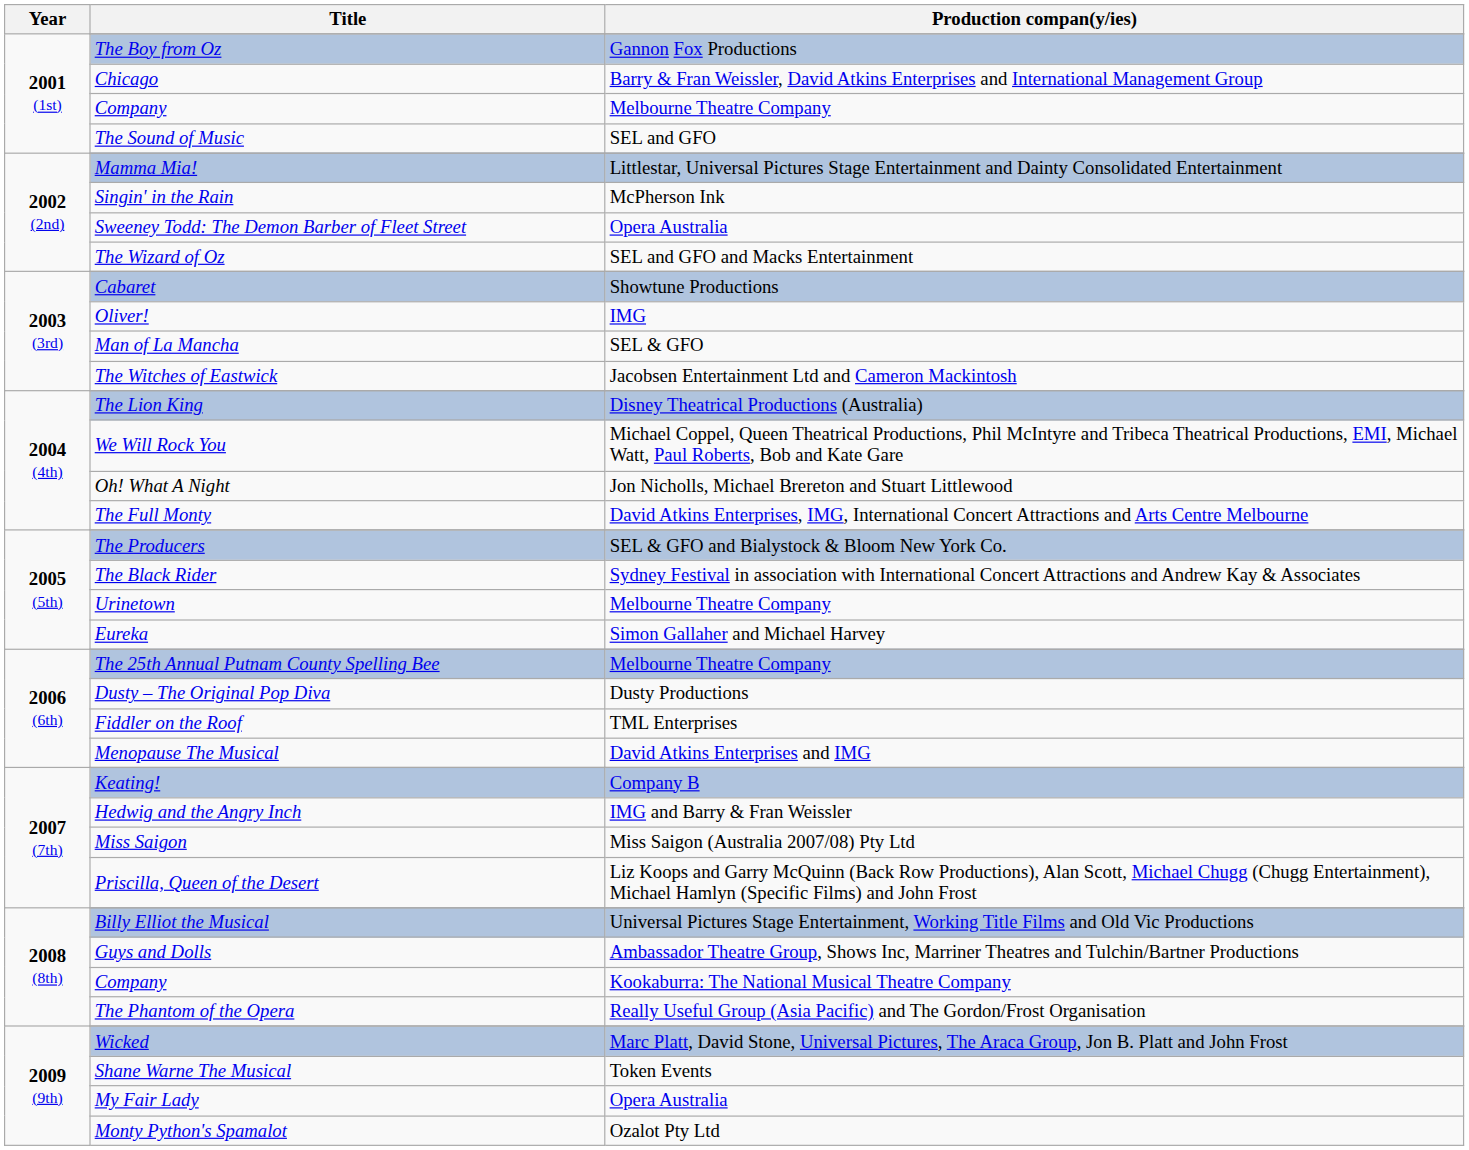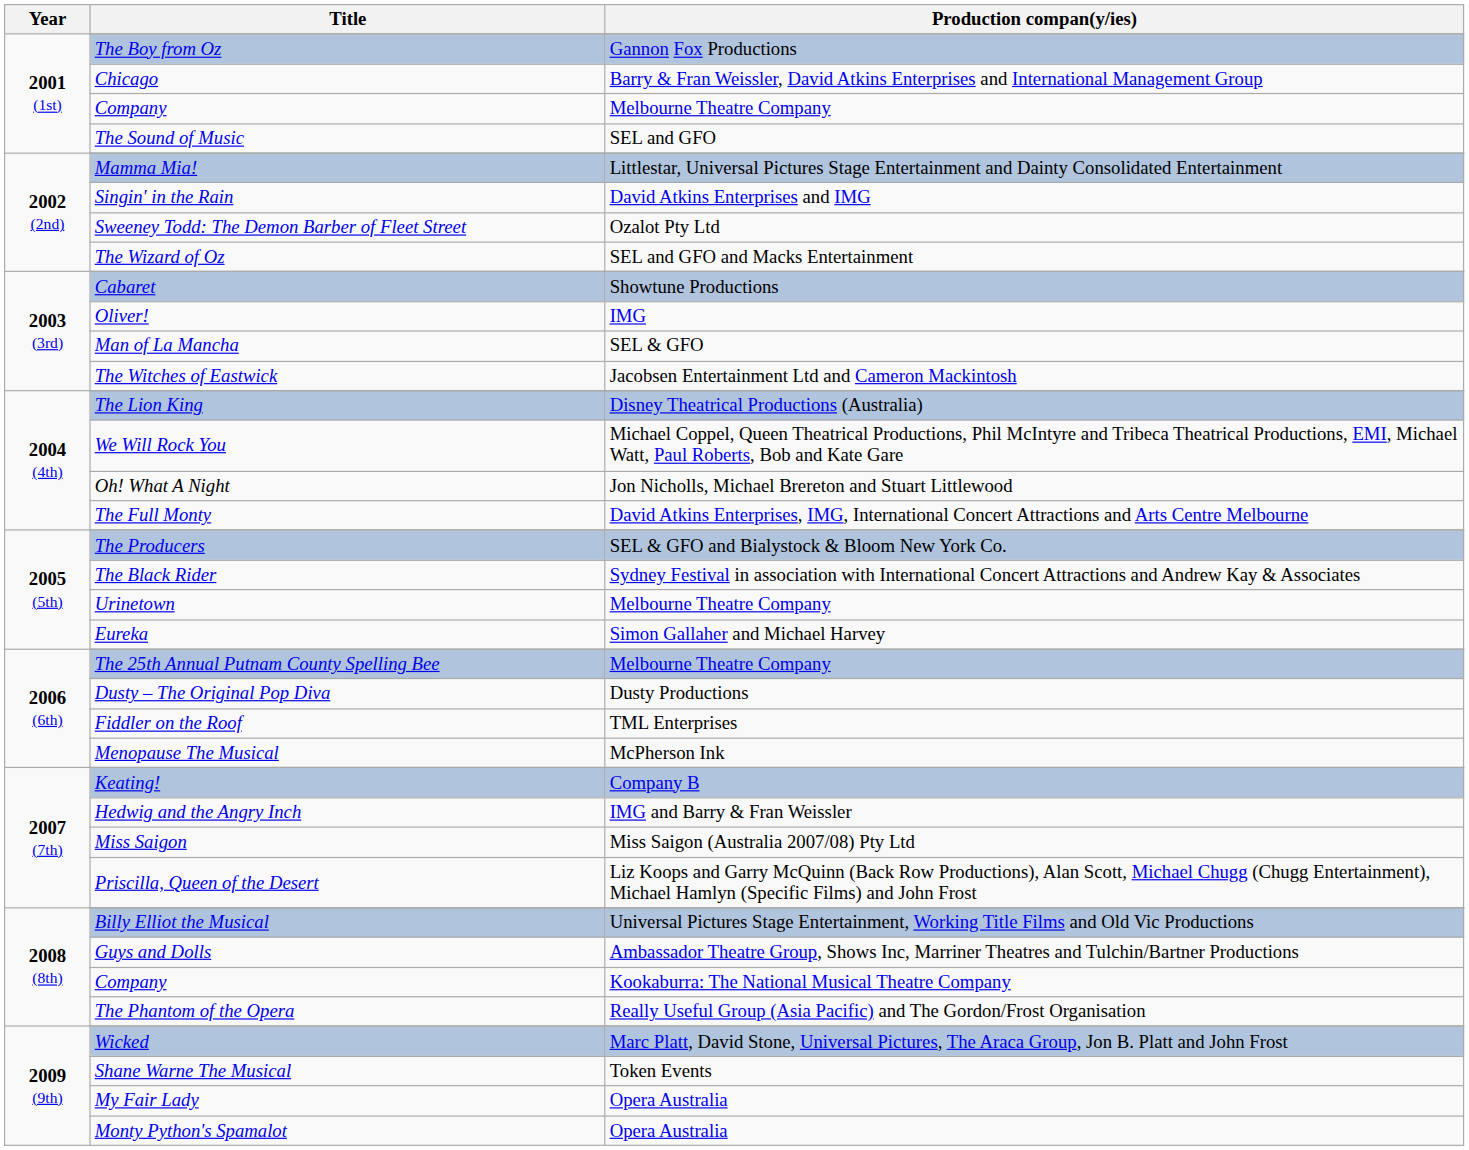(667, 197) McPherson Ink -> (740, 197) David Atkins Enterprises and IMG
(669, 227) Opera Australia -> (665, 227) Ozalot Pty Ltd
(740, 752) David Atkins Enterprises and IMG -> (667, 752) McPherson Ink
(665, 1130) Ozalot Pty Ltd -> (669, 1130) Opera Australia
